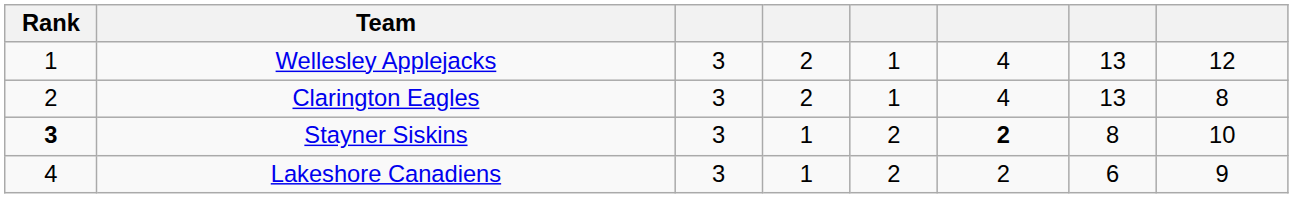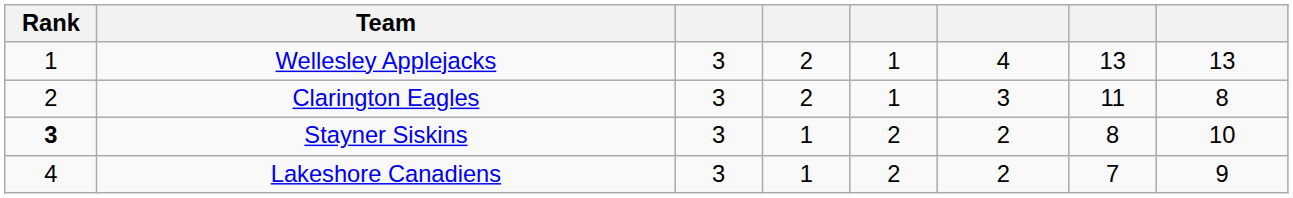(1222, 60) 12 -> (1222, 60) 13
(1003, 98) 4 -> (1003, 98) 3
(1113, 98) 13 -> (1113, 98) 11
(1003, 135) bold -> (1003, 135) normal
(1113, 173) 6 -> (1113, 173) 7
